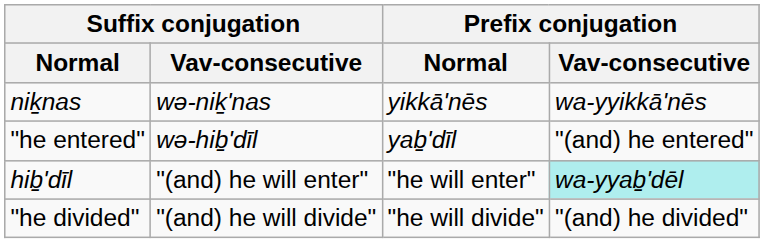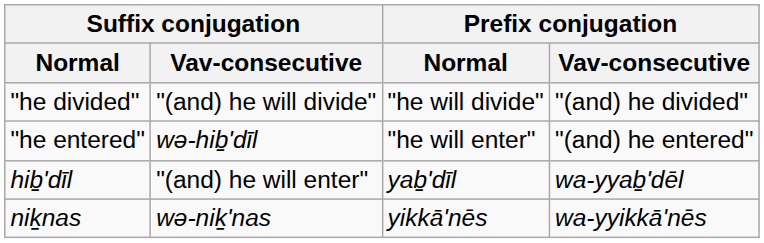rows swapped: (46, 101) <-> (75, 218)
(422, 140) yaḇ'dīl -> (462, 140) "he will enter"
(462, 179) "he will enter" -> (422, 179) yaḇ'dīl
(619, 179) paleturquoise background -> (619, 179) no background
